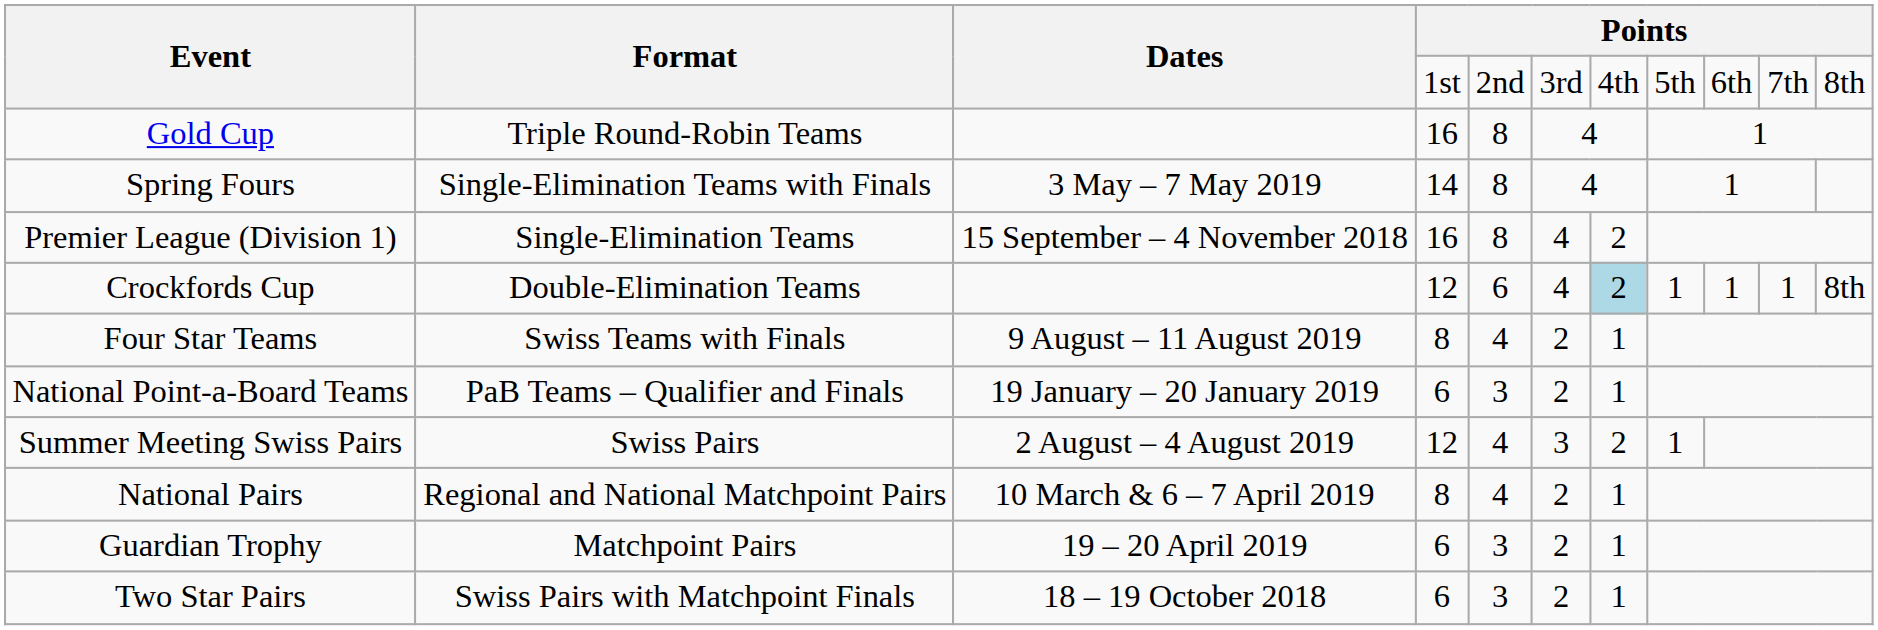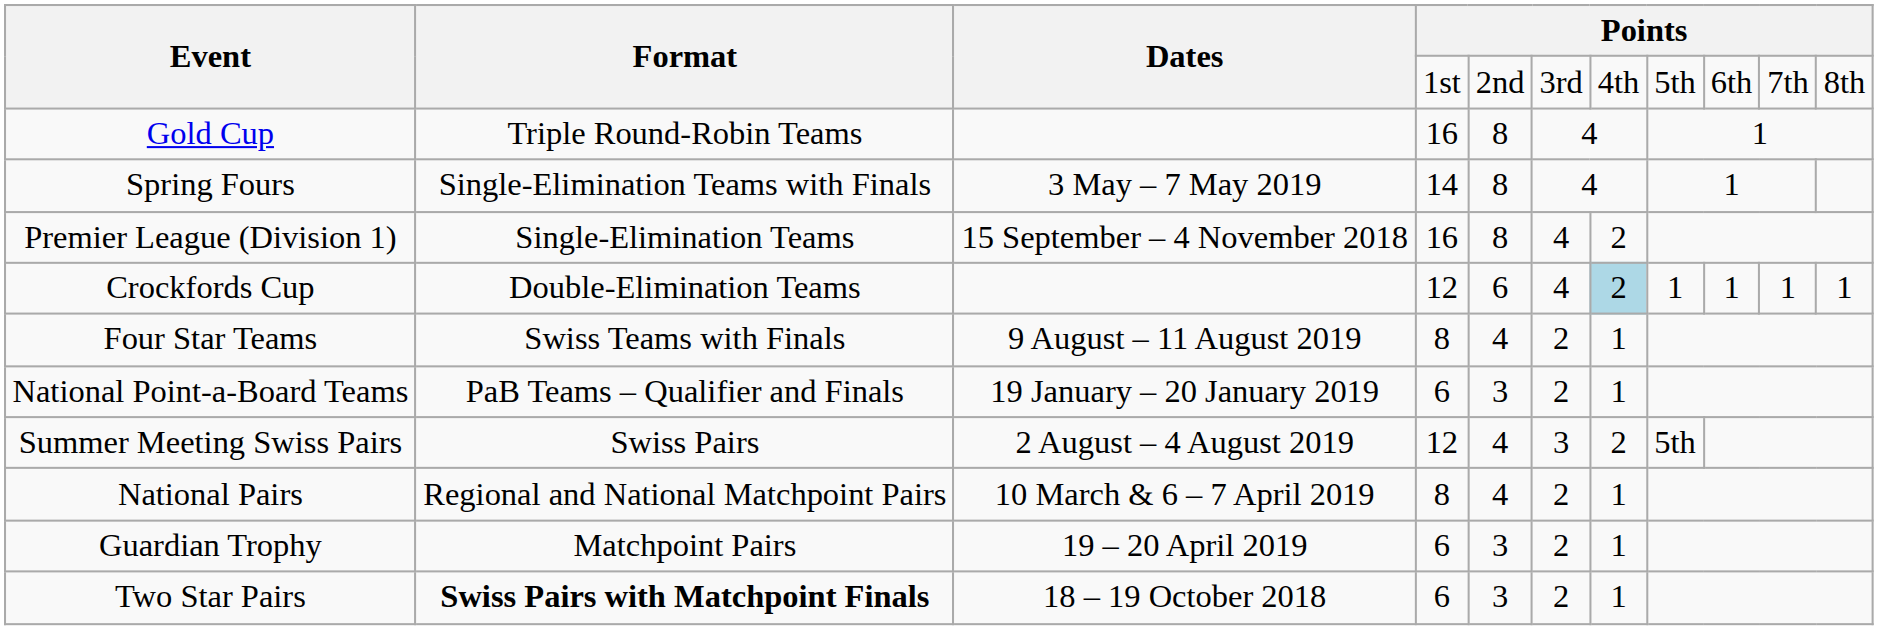(1844, 287) 8th -> (1844, 287) 1
(1675, 442) 1 -> (1675, 442) 5th
(685, 596) normal -> (685, 596) bold
